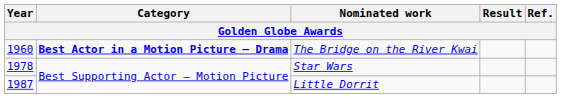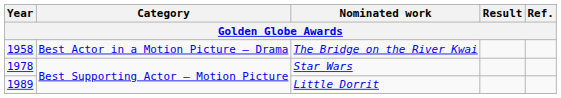(20, 49) 1960 -> (20, 49) 1958
(163, 49) bold -> (163, 49) normal
(20, 85) 1987 -> (20, 85) 1989
